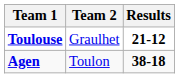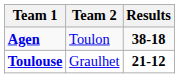rows swapped: (24, 61) <-> (35, 38)
